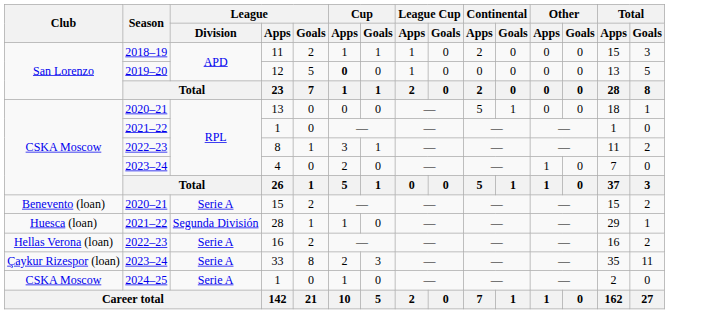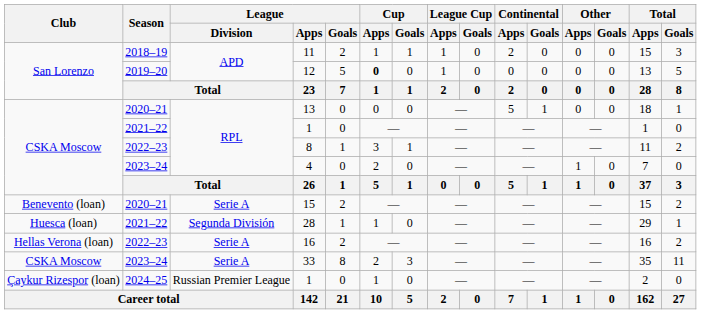(63, 261) Çaykur Rizespor (loan) -> (63, 261) CSKA Moscow
(63, 280) CSKA Moscow -> (63, 280) Çaykur Rizespor (loan)
(216, 280) Serie A -> (231, 280) Russian Premier League
